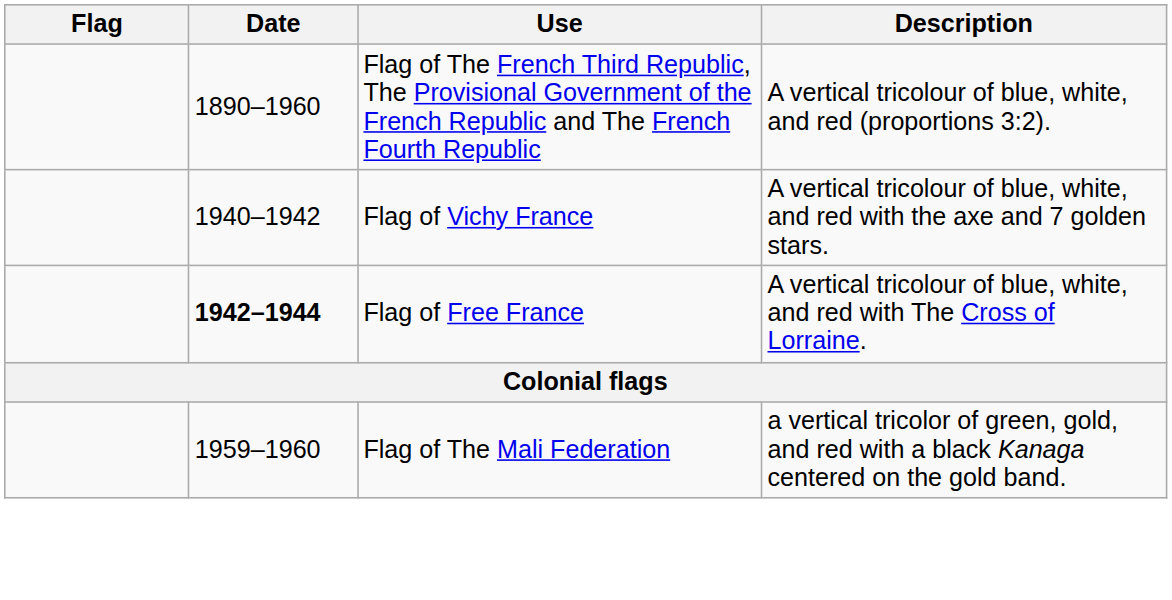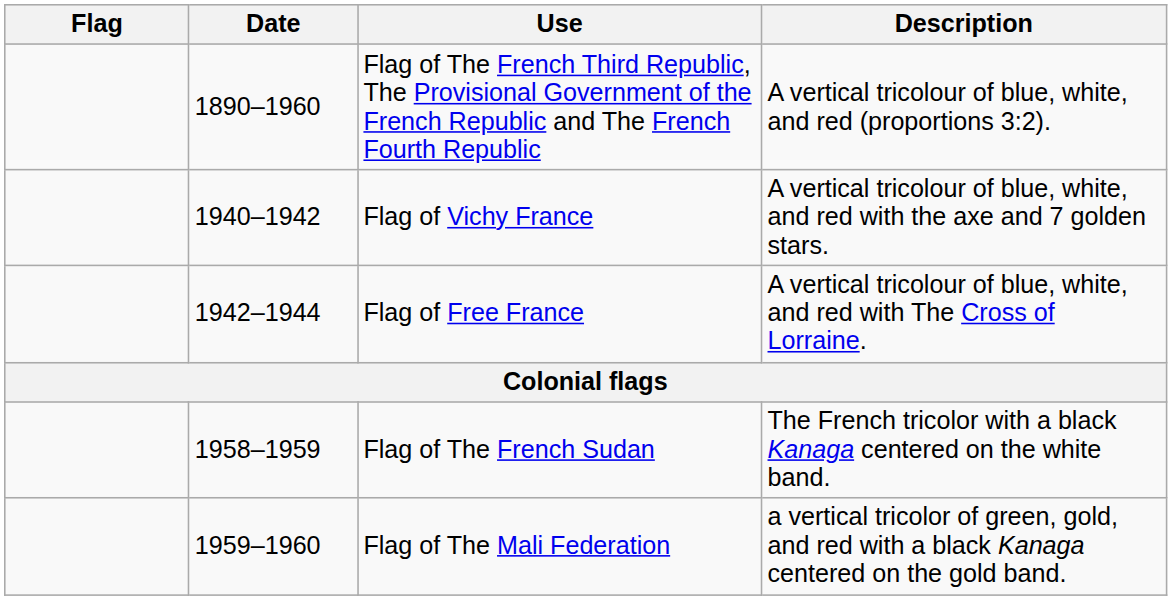(258, 313) bold -> (258, 313) normal
+ row: (509, 449)
